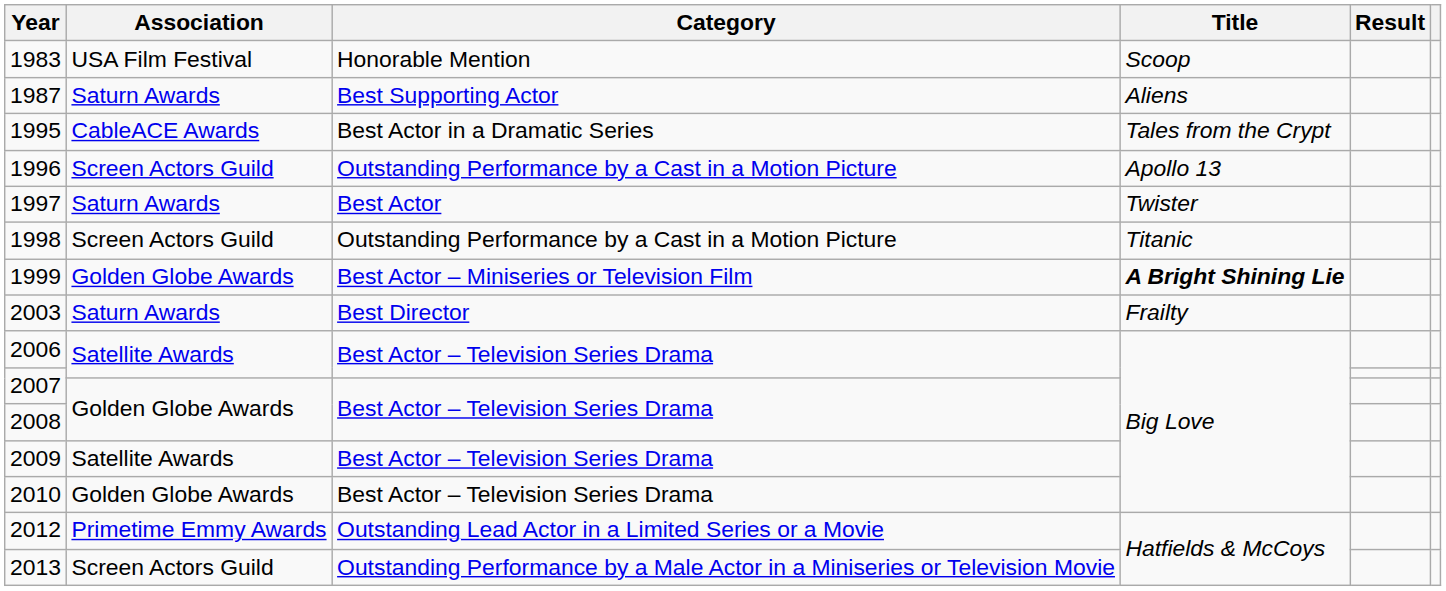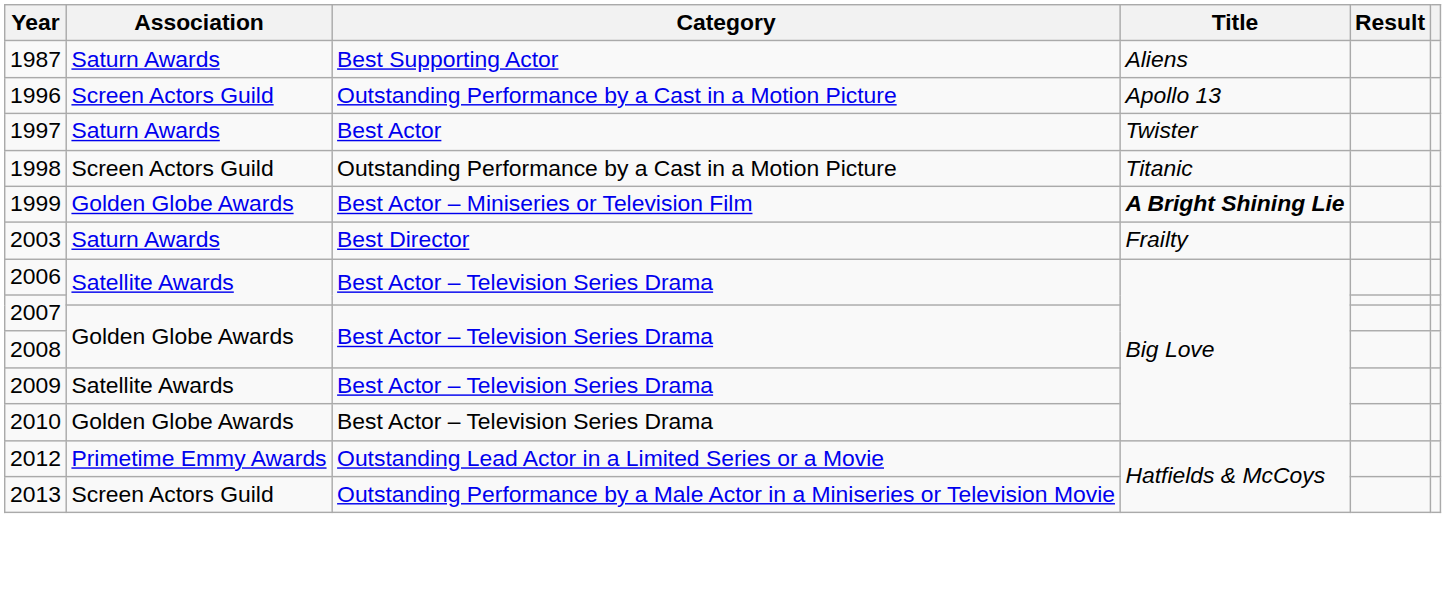- row: (35, 58)
- row: (35, 131)
